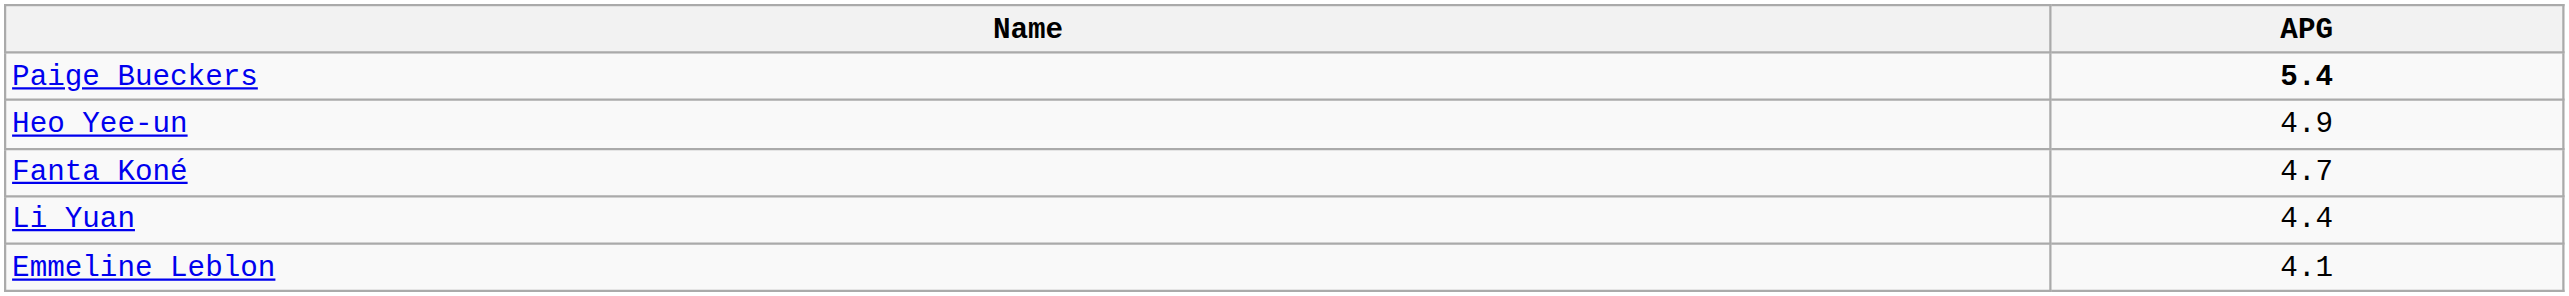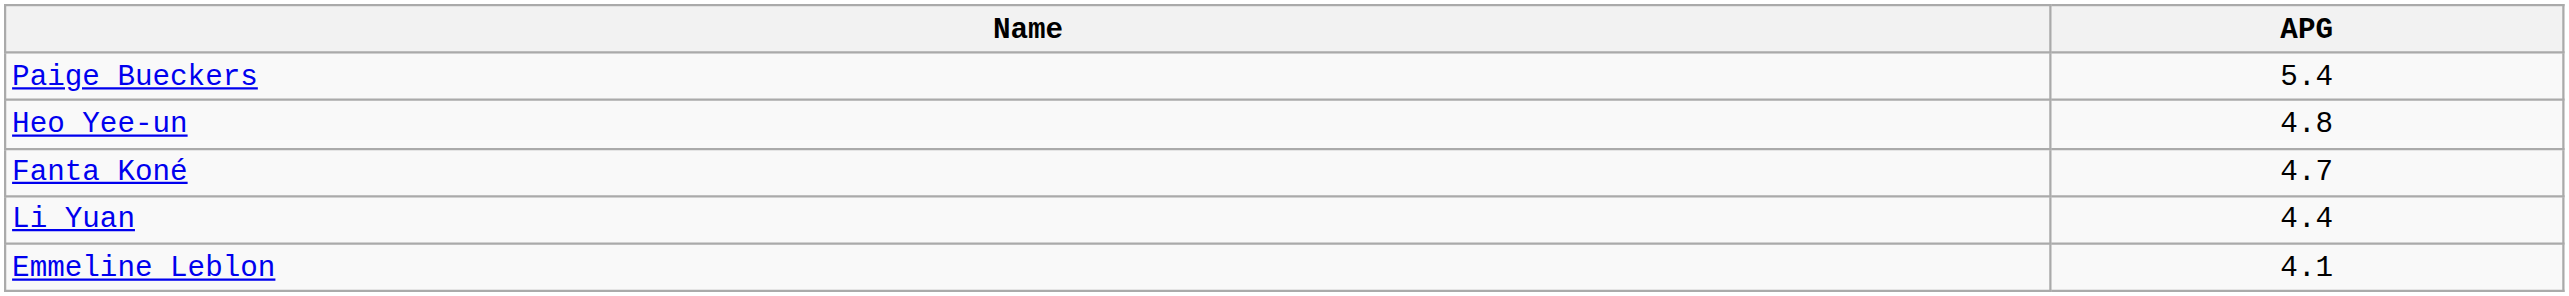(2307, 77) bold -> (2307, 77) normal
(2307, 124) 4.9 -> (2307, 124) 4.8
